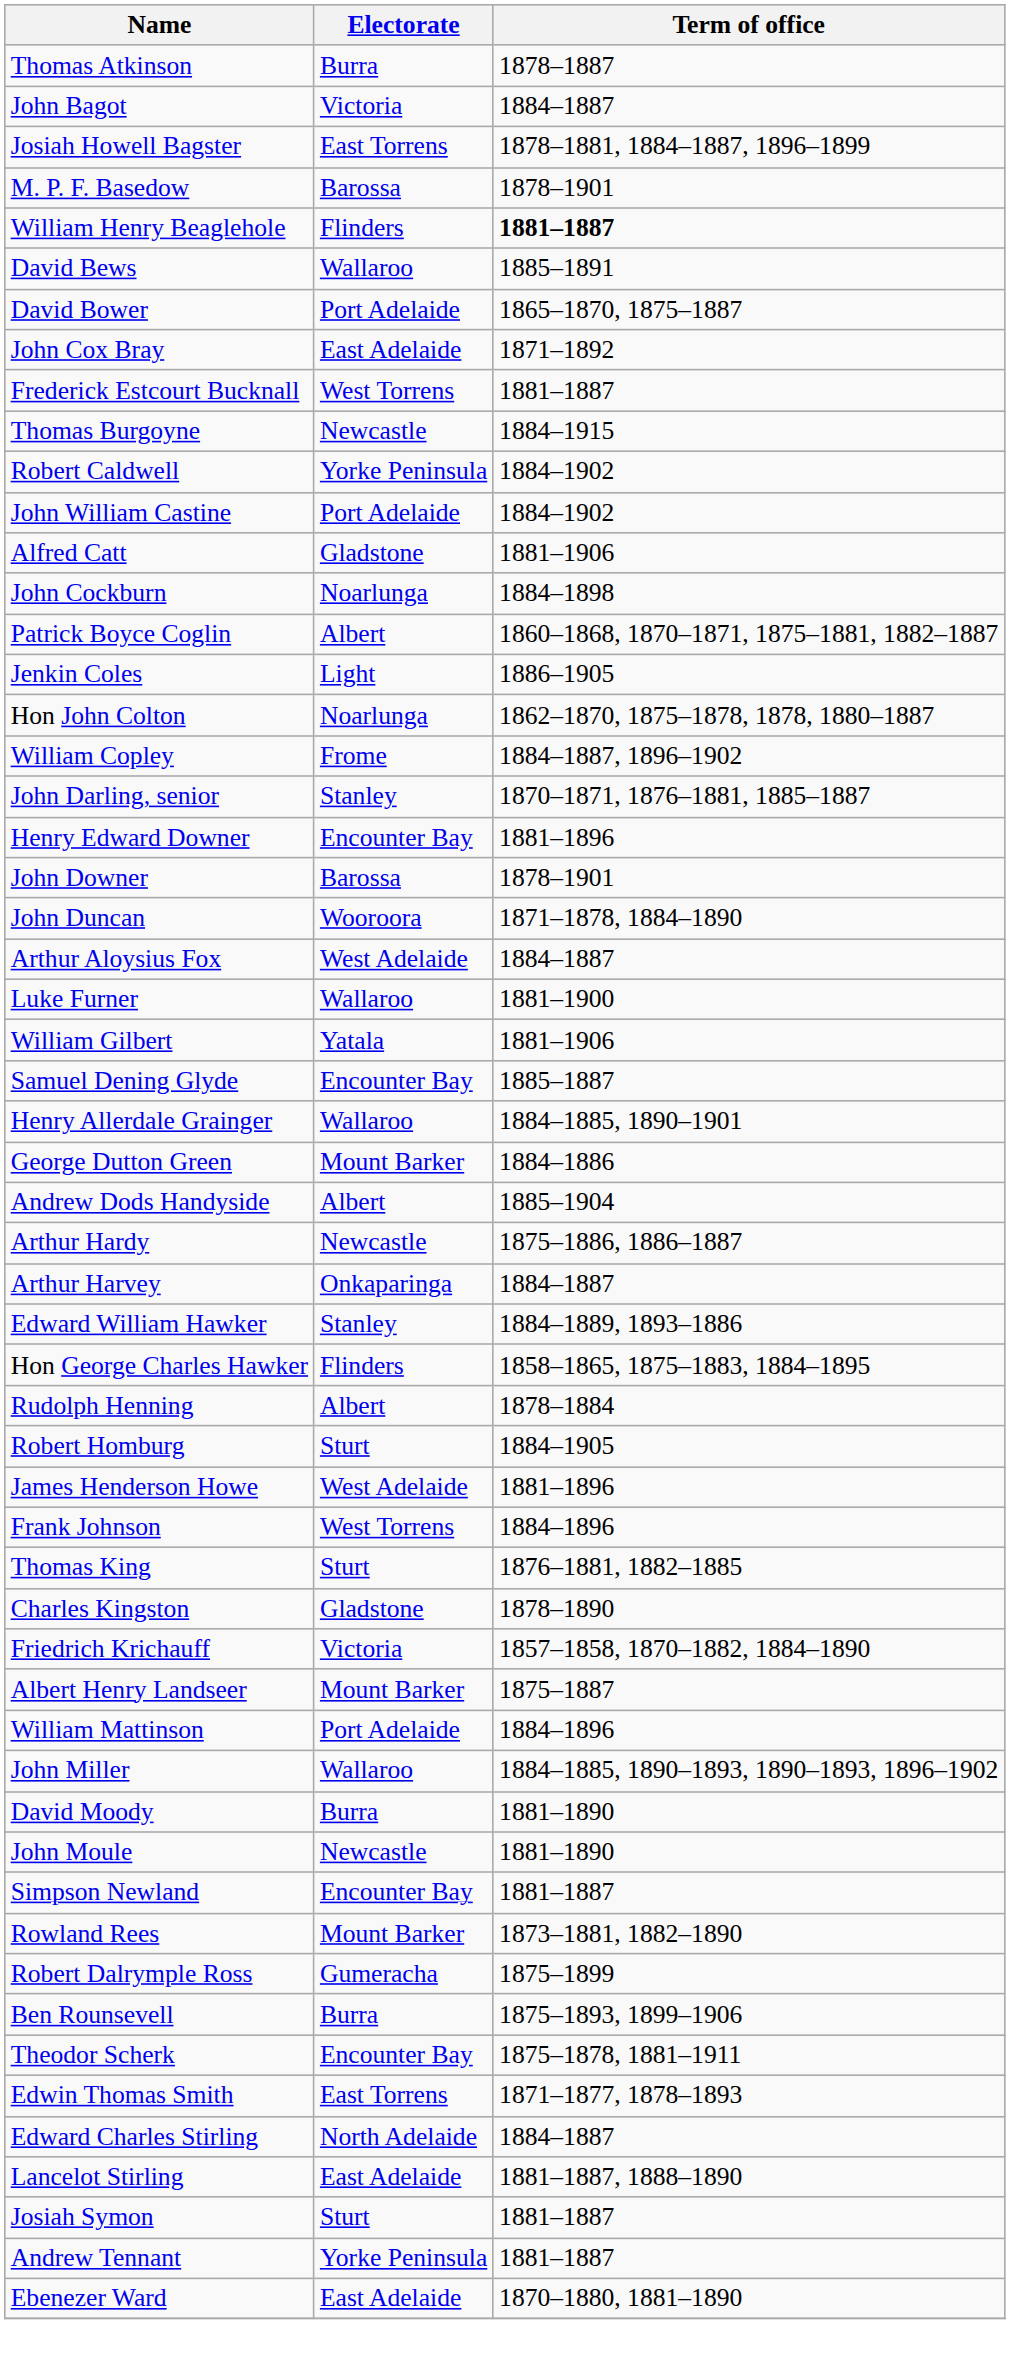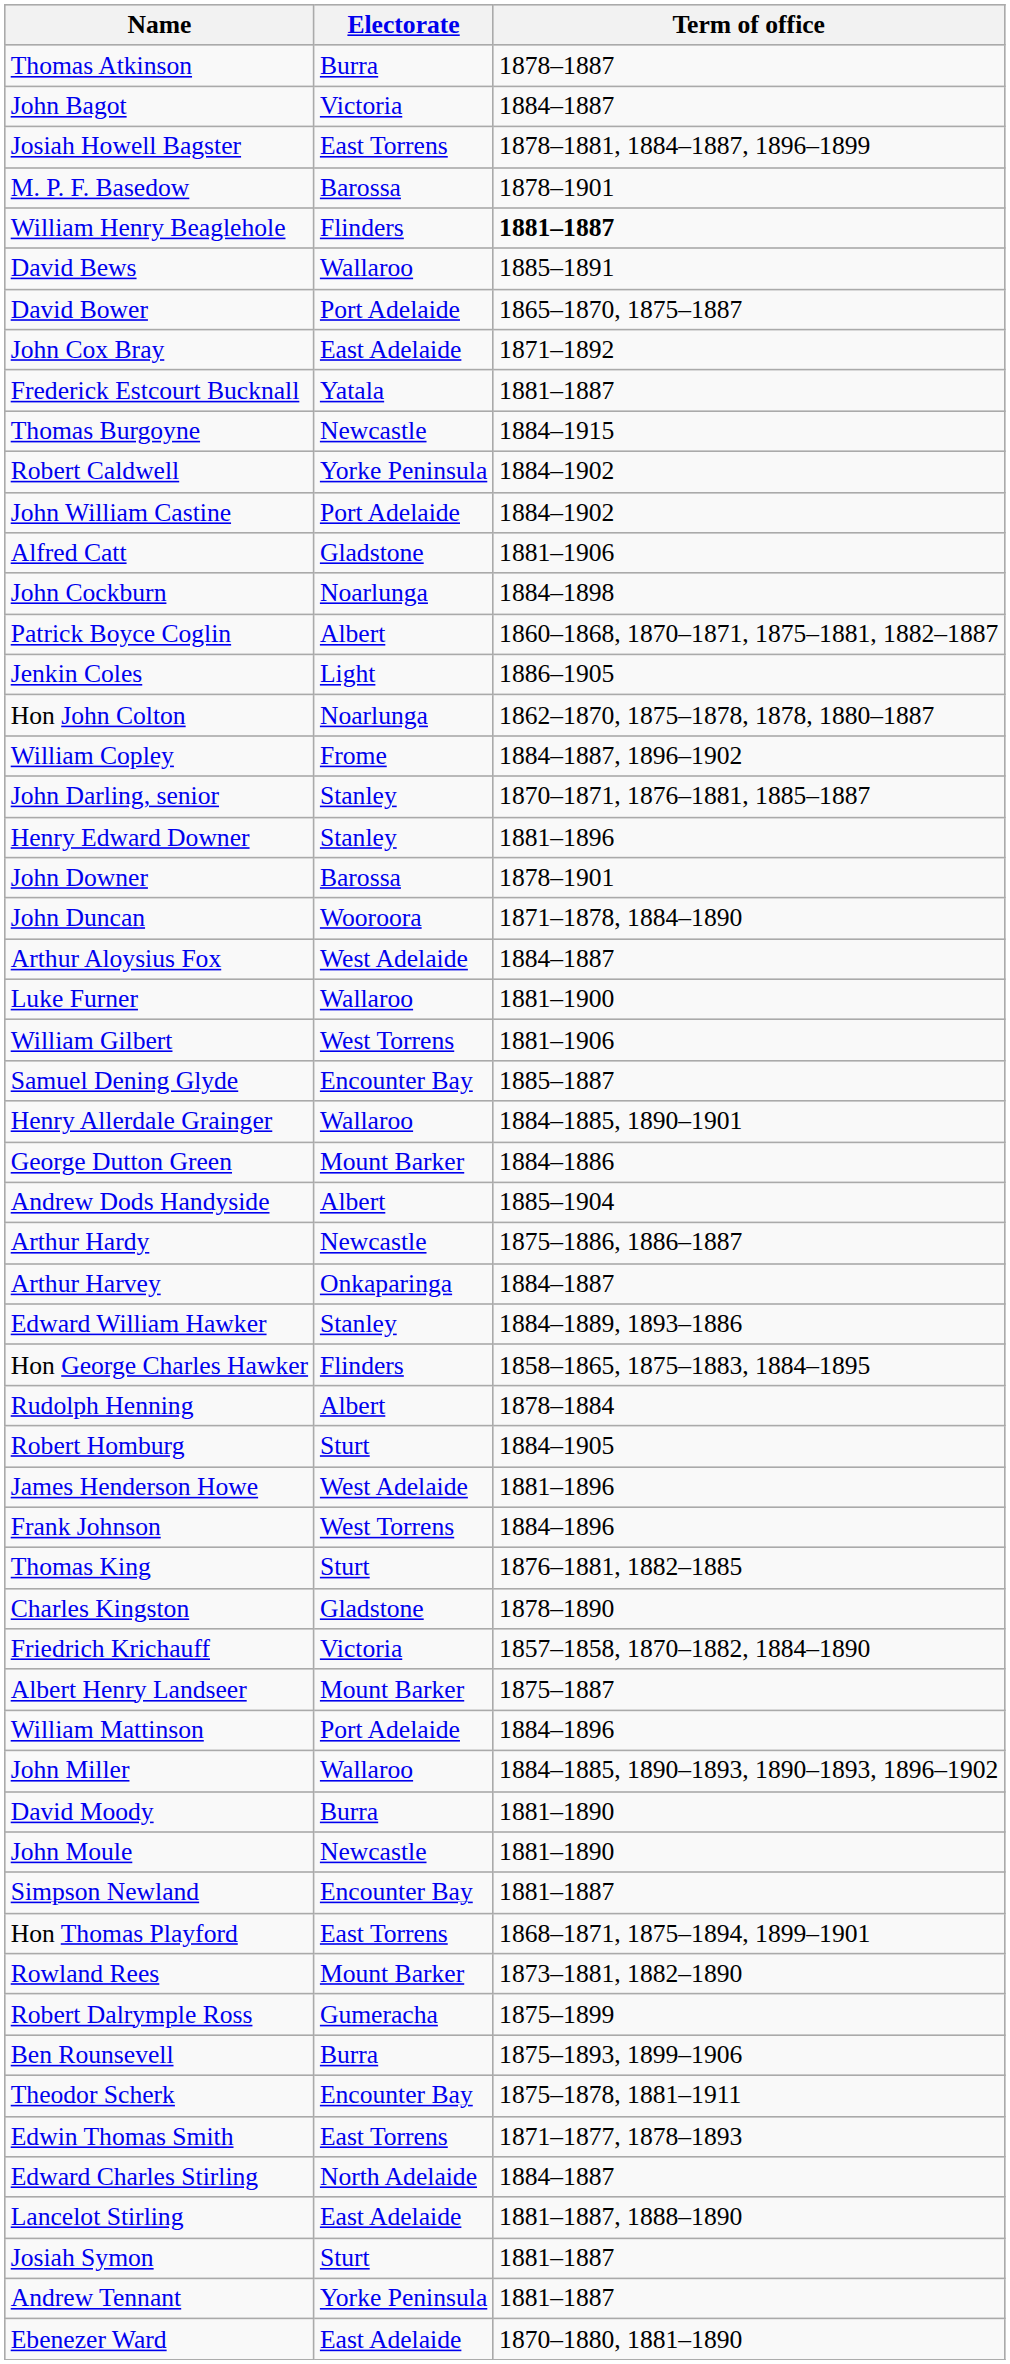(387, 390) West Torrens -> (352, 390) Yatala
(396, 836) Encounter Bay -> (358, 836) Stanley
(352, 1039) Yatala -> (387, 1039) West Torrens
+ row: (124, 1932)
